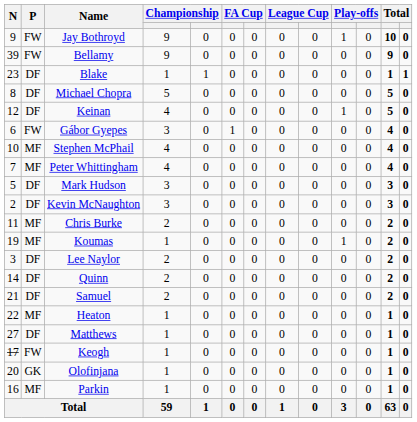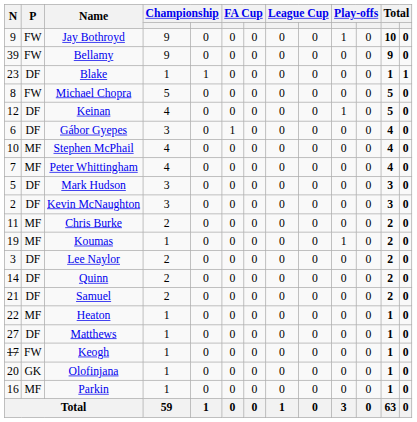(33, 93) DF -> (33, 93) FW
(33, 130) FW -> (33, 130) DF
